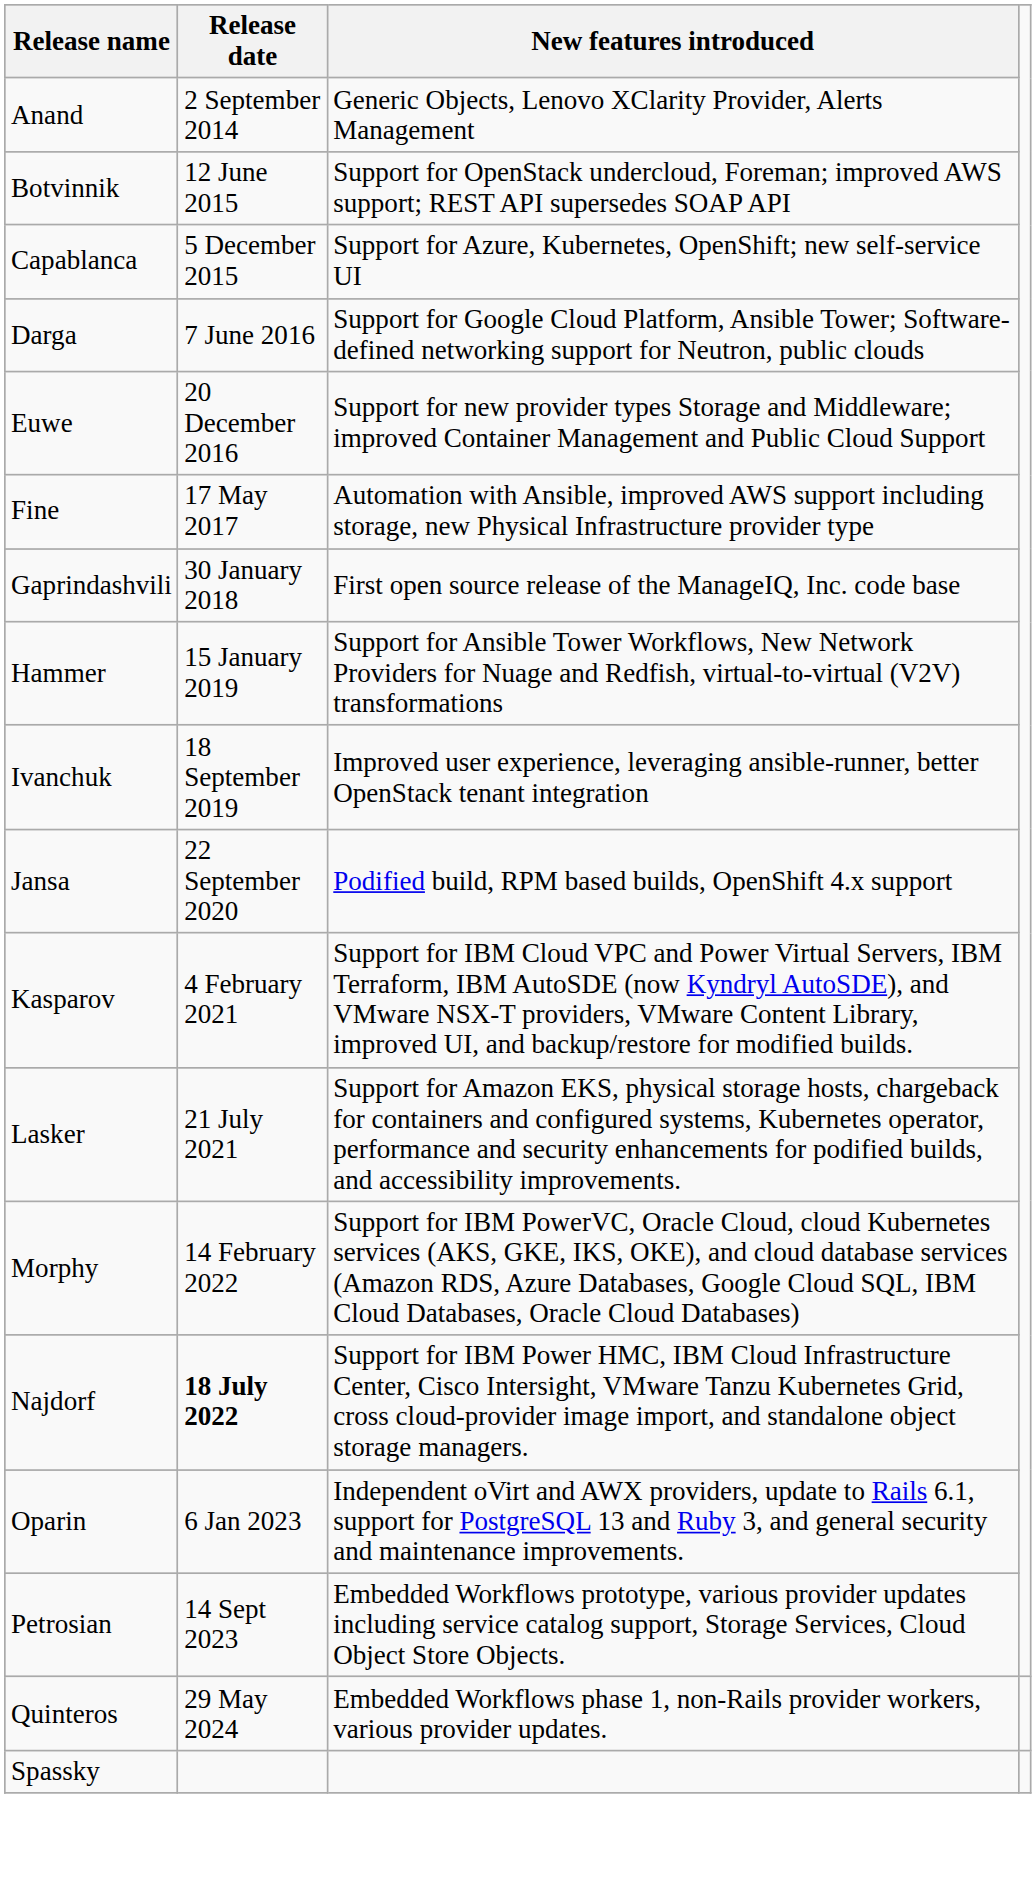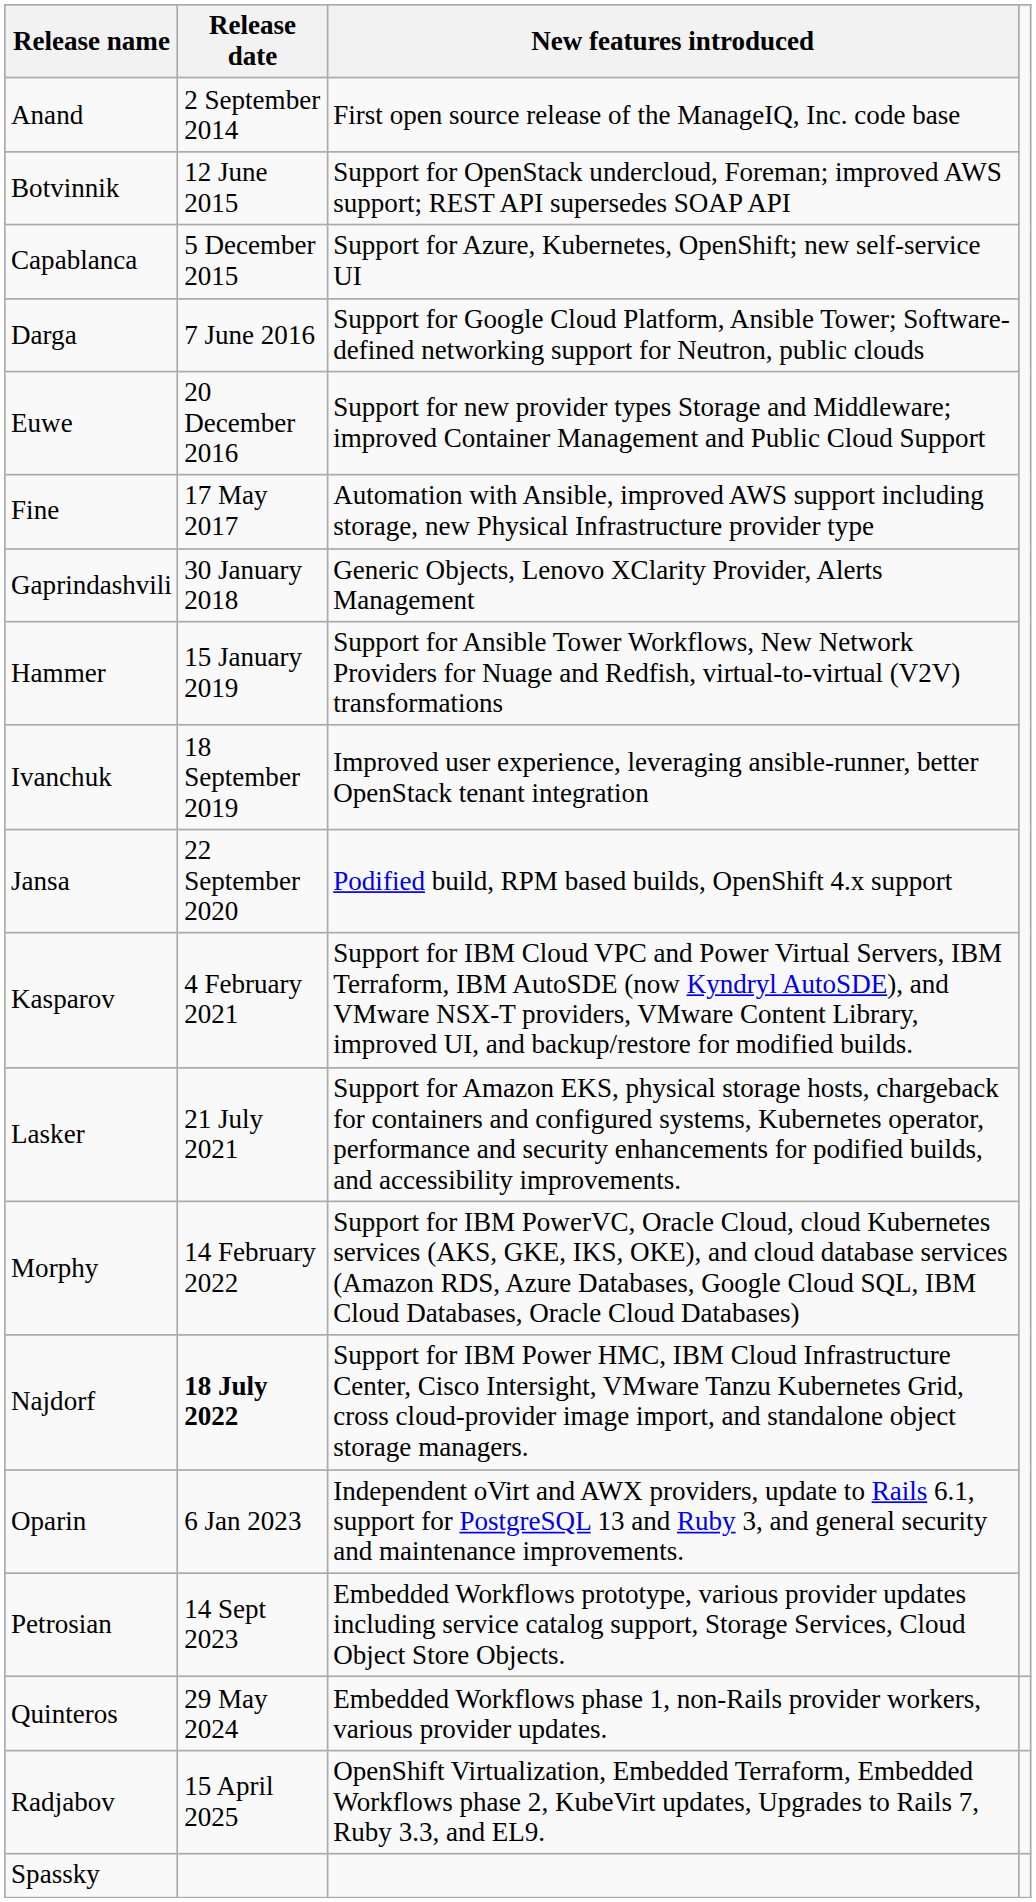(608, 114) Generic Objects, Lenovo XClarity Provider, Alerts Management -> (647, 114) First open source release of the ManageIQ, Inc. code base
(647, 584) First open source release of the ManageIQ, Inc. code base -> (608, 584) Generic Objects, Lenovo XClarity Provider, Alerts Management
+ row: (63, 1801)
